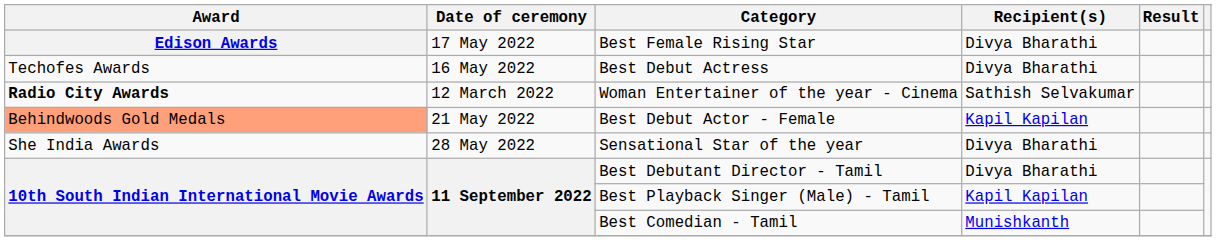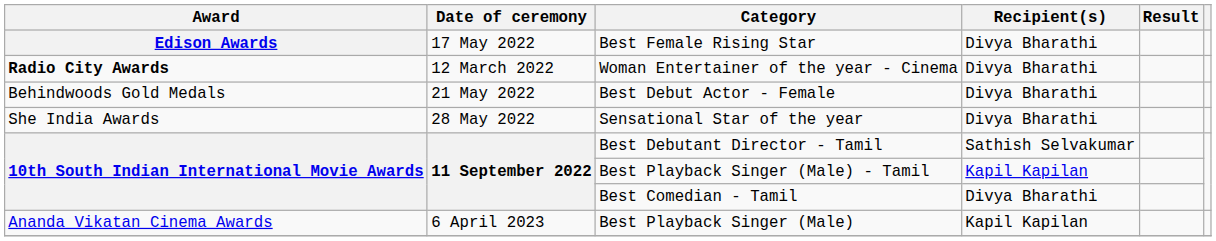- row: (684, 69)
(1050, 94) Sathish Selvakumar -> (1031, 69) Divya Bharathi
(117, 120) lightsalmon background -> (117, 94) no background
(1027, 120) Kapil Kapilan -> (1031, 94) Divya Bharathi
(1031, 171) Divya Bharathi -> (1050, 146) Sathish Selvakumar
(1017, 223) Munishkanth -> (1031, 197) Divya Bharathi
+ row: (727, 223)
